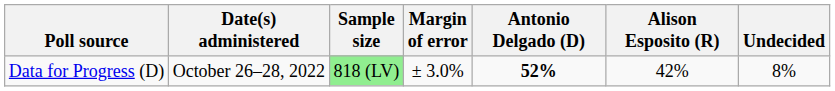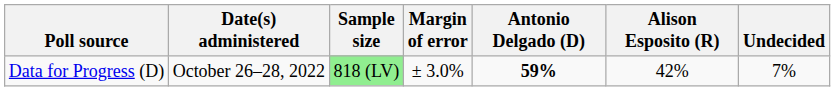(539, 70) 52% -> (539, 70) 59%
(784, 70) 8% -> (784, 70) 7%
